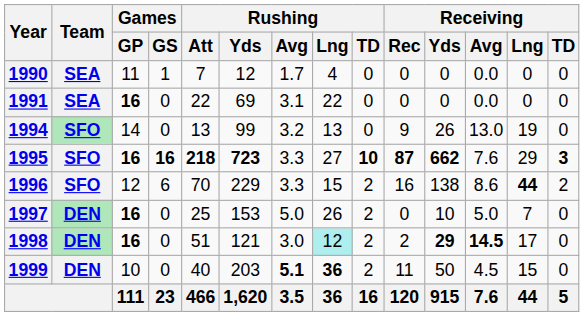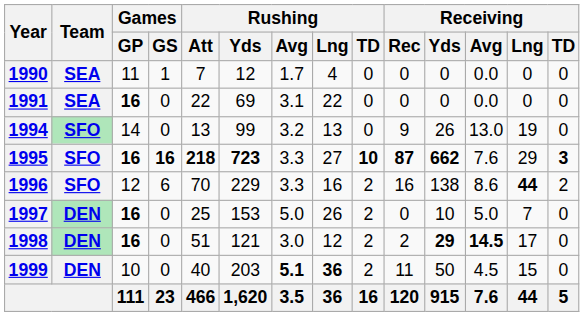(332, 185) 15 -> (332, 185) 16
(332, 241) paleturquoise background -> (332, 241) no background
